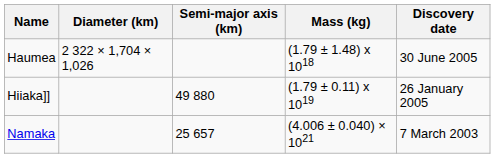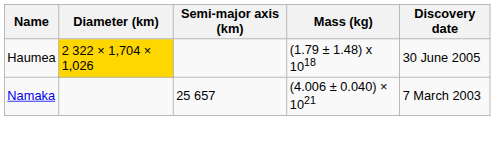(108, 58) no background -> (108, 58) gold background
- row: (29, 96)
